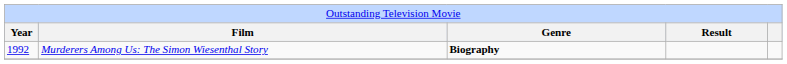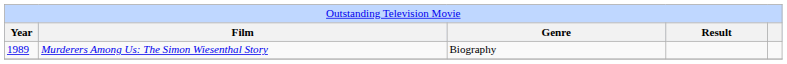(18, 50) 1992 -> (18, 50) 1989
(474, 50) bold -> (473, 50) normal
